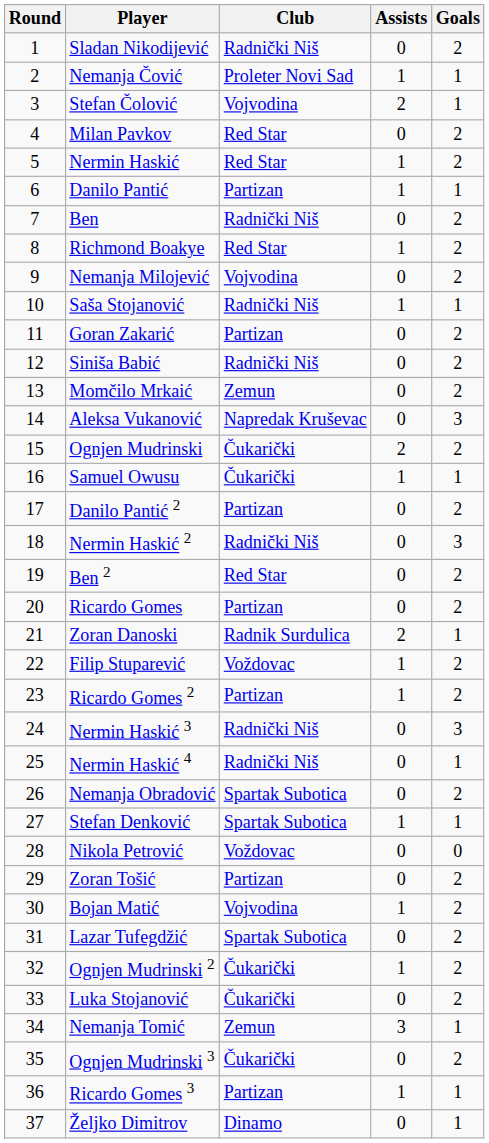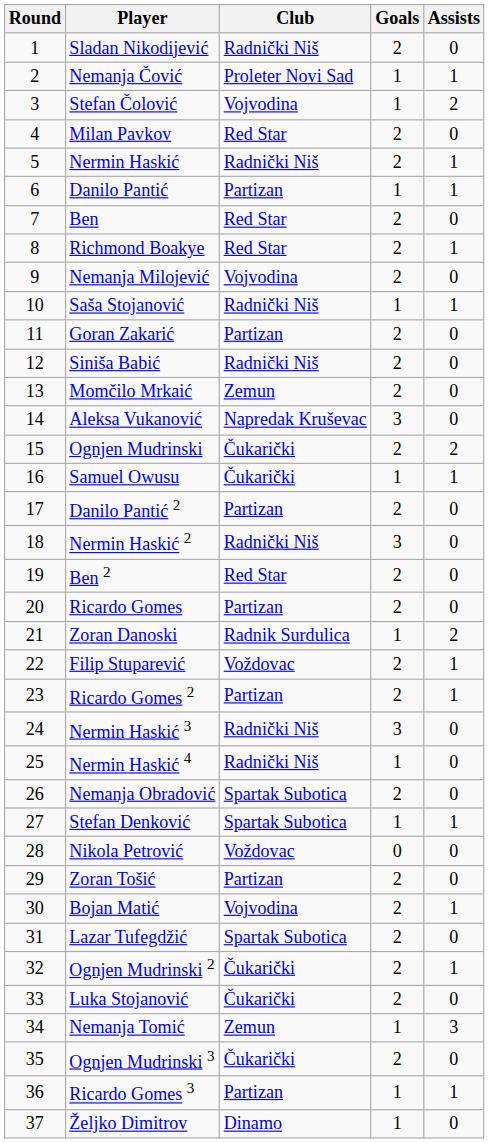columns swapped: (458, 18) <-> (401, 18)
(255, 162) Red Star -> (271, 162) Radnički Niš
(271, 219) Radnički Niš -> (255, 219) Red Star
